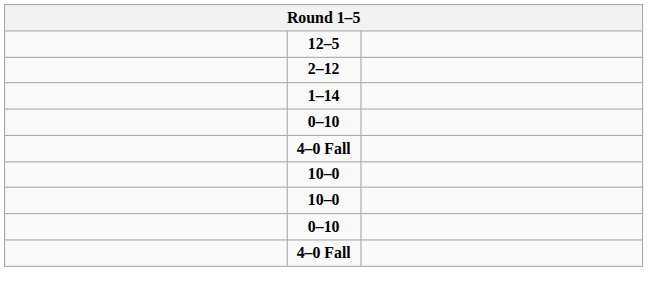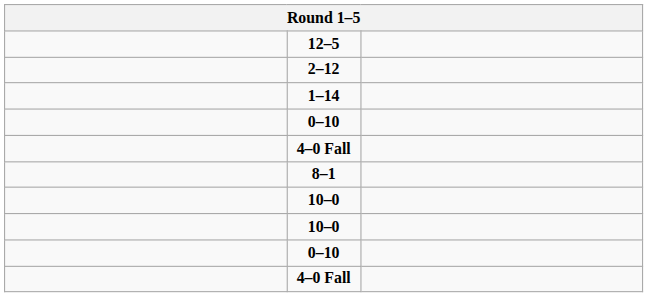+ row: (146, 175)
